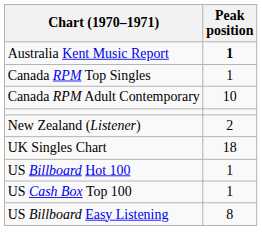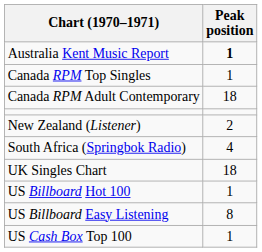(230, 97) 10 -> (230, 97) 18
+ row: (97, 147)
rows swapped: (88, 214) <-> (70, 192)
